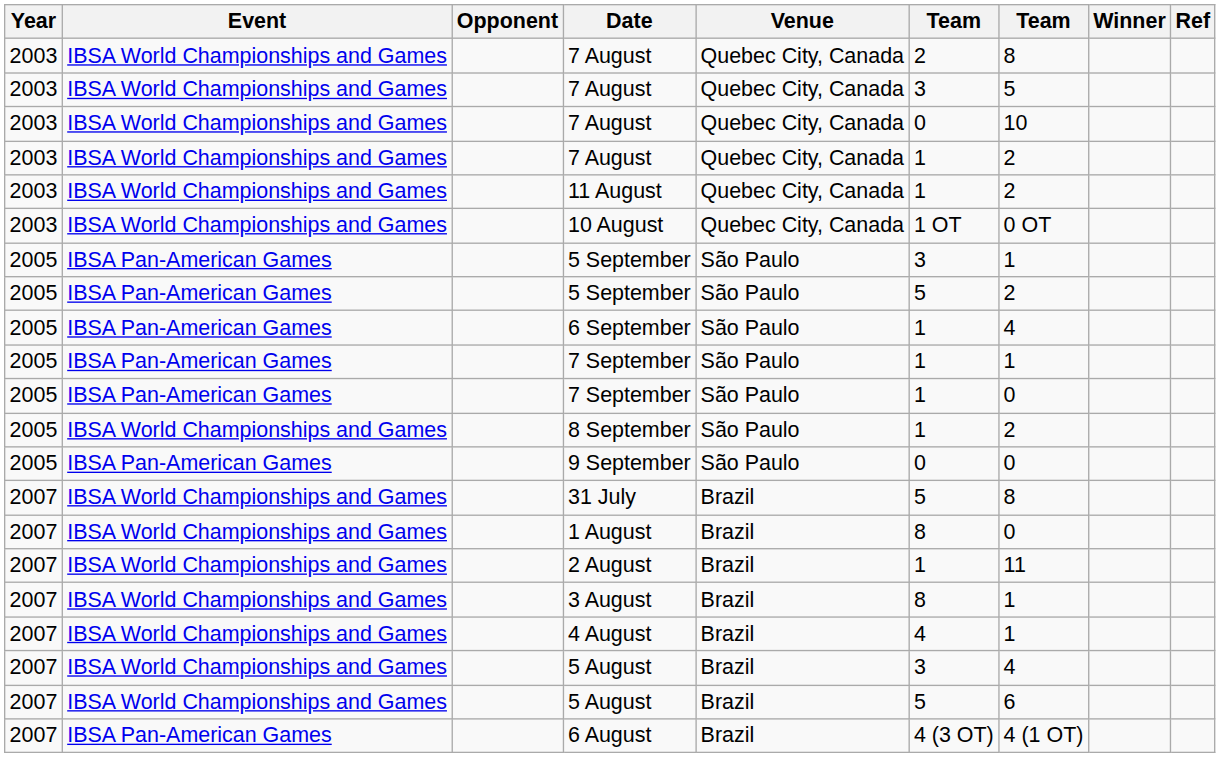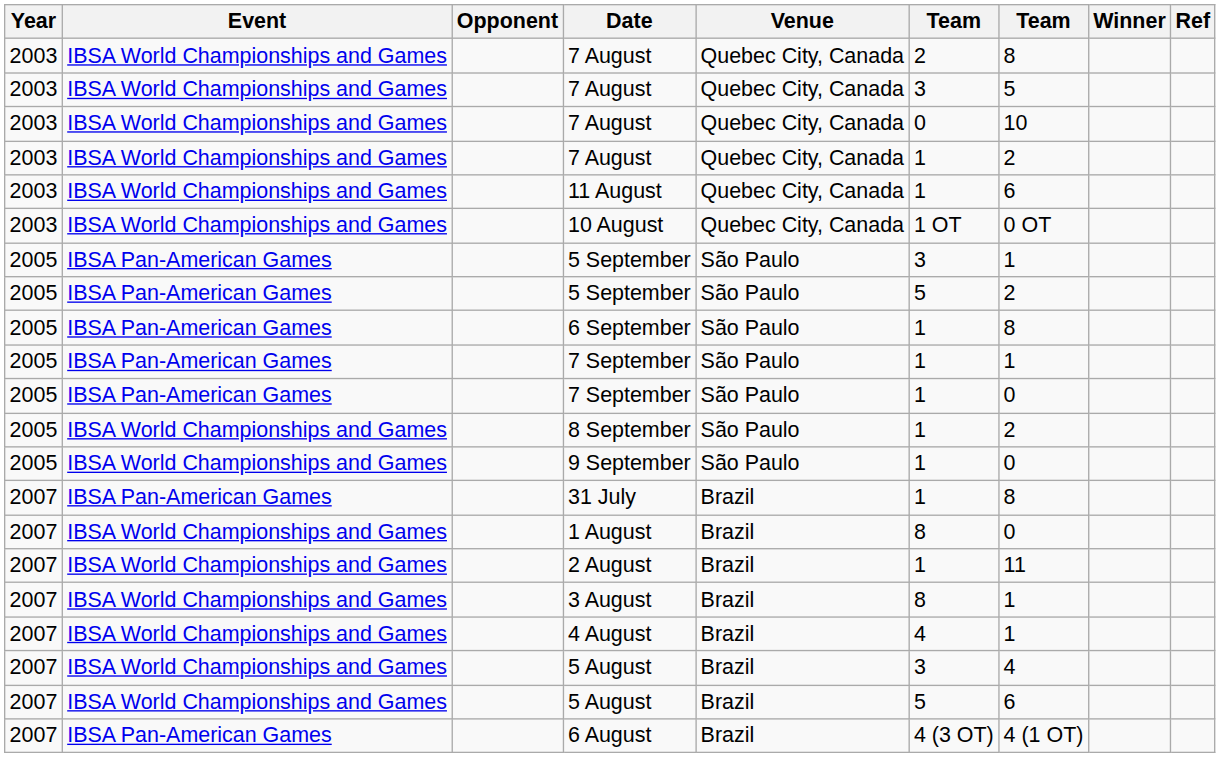(1010, 191) 2 -> (1010, 191) 6
(1010, 327) 4 -> (1010, 327) 8
(199, 463) IBSA Pan-American Games -> (257, 463) IBSA World Championships and Games
(920, 463) 0 -> (920, 463) 1
(257, 497) IBSA World Championships and Games -> (199, 497) IBSA Pan-American Games
(920, 497) 5 -> (920, 497) 1
